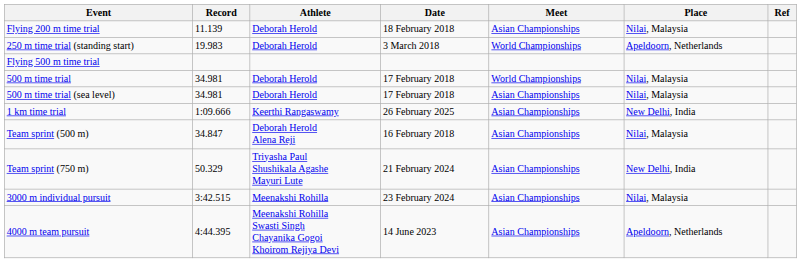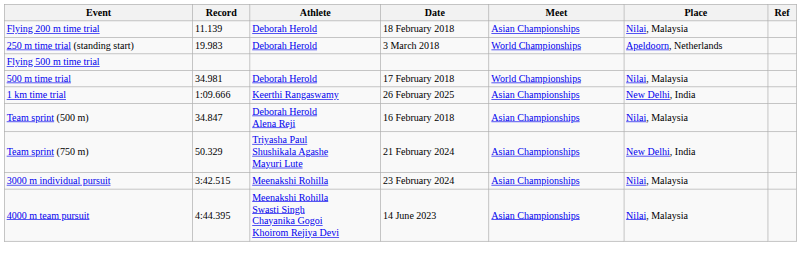- row: (61, 95)
(674, 231) Apeldoorn, Netherlands -> (657, 215) Nilai, Malaysia
